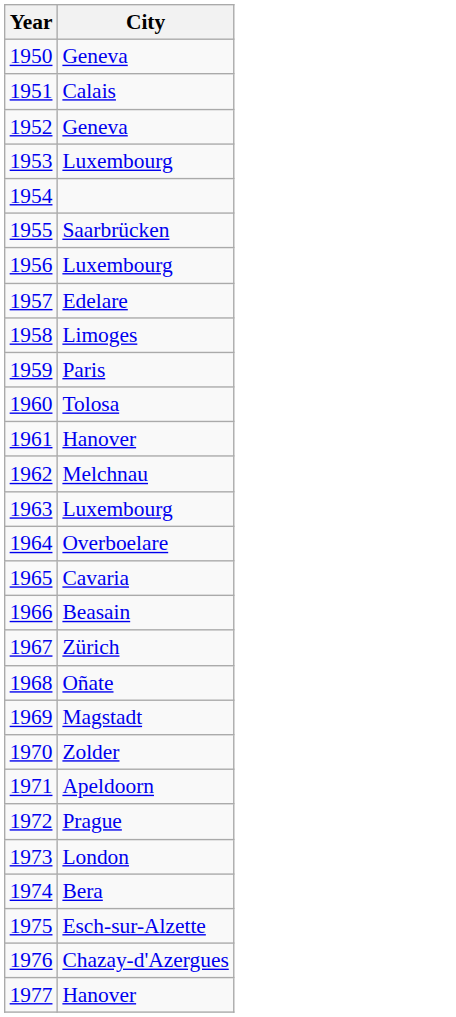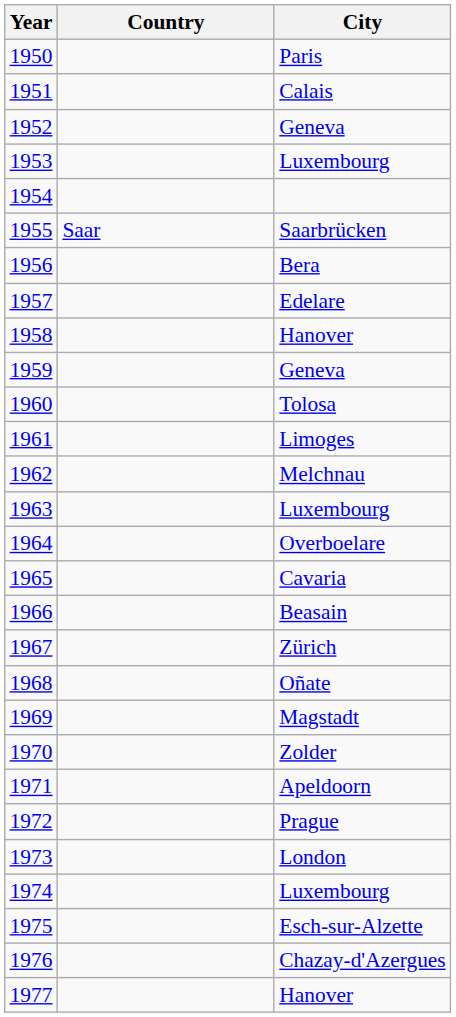+ column: (166, 21)
(95, 56) Geneva -> (301, 56) Paris
(118, 264) Luxembourg -> (300, 264) Bera
(100, 334) Limoges -> (316, 334) Hanover
(84, 368) Paris -> (312, 368) Geneva
(99, 438) Hanover -> (317, 438) Limoges
(83, 890) Bera -> (334, 890) Luxembourg
